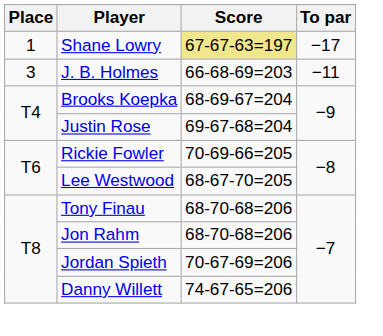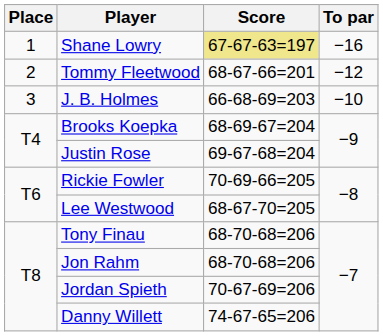(326, 45) −17 -> (348, 45) −16
+ row: (131, 72)
(326, 72) −11 -> (348, 99) −10
